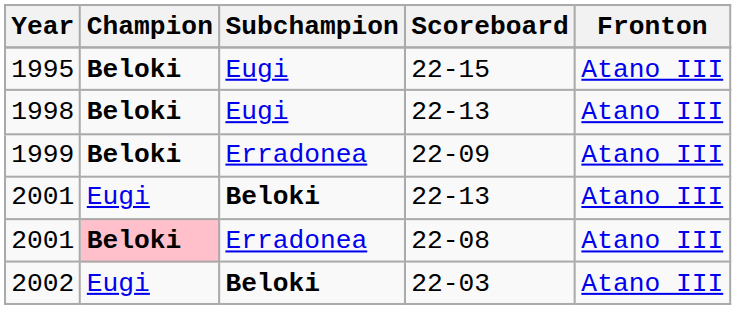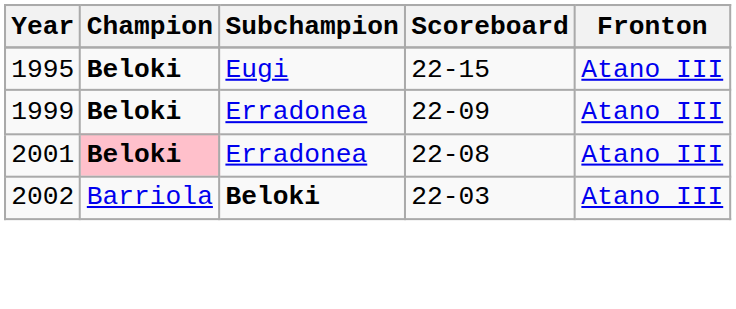- row: (43, 112)
- row: (43, 198)
(118, 283) Eugi -> (150, 198) Barriola
